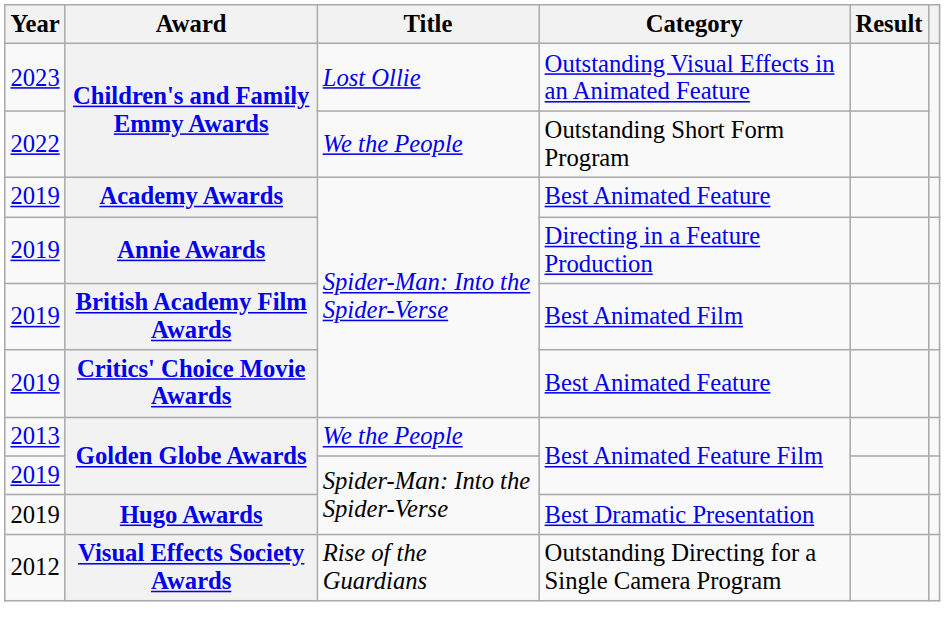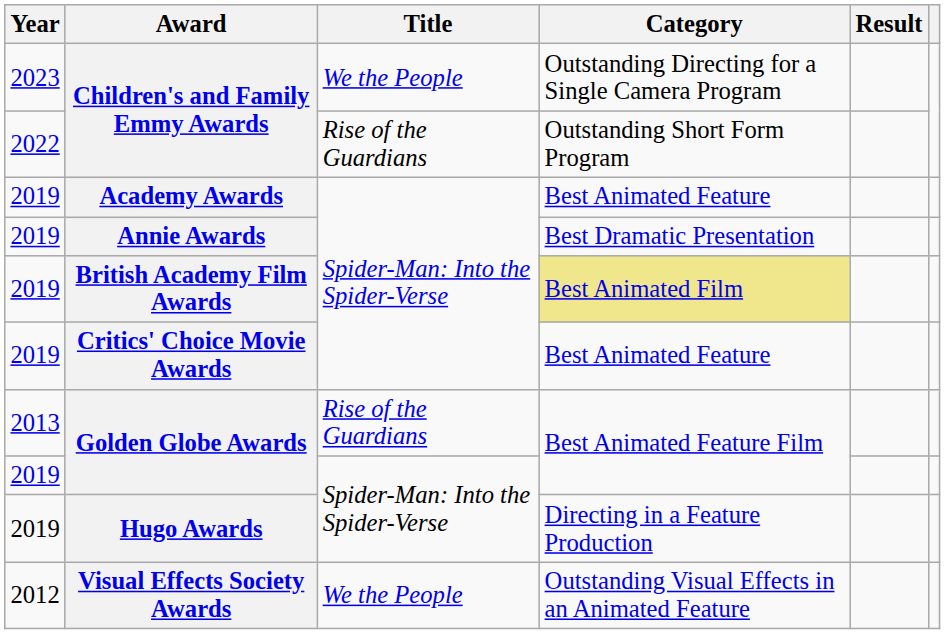(372, 76) Lost Ollie -> (393, 76) We the People
(690, 76) Outstanding Visual Effects in an Animated Feature -> (680, 76) Outstanding Directing for a Single Camera Program
(393, 143) We the People -> (375, 143) Rise of the Guardians
(652, 249) Directing in a Feature Production -> (679, 235) Best Dramatic Presentation
(644, 316) no background -> (644, 288) khaki background
(393, 436) We the People -> (375, 422) Rise of the Guardians
(679, 514) Best Dramatic Presentation -> (652, 528) Directing in a Feature Production
(375, 567) Rise of the Guardians -> (393, 594) We the People
(680, 567) Outstanding Directing for a Single Camera Program -> (690, 594) Outstanding Visual Effects in an Animated Feature
